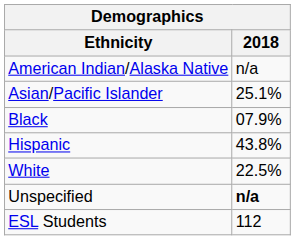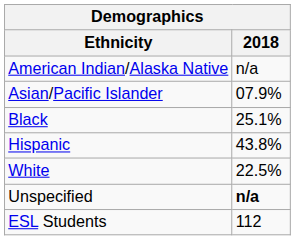(259, 94) 25.1% -> (259, 94) 07.9%
(259, 119) 07.9% -> (259, 119) 25.1%
